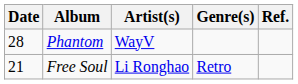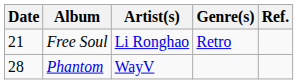rows swapped: (77, 66) <-> (75, 41)
